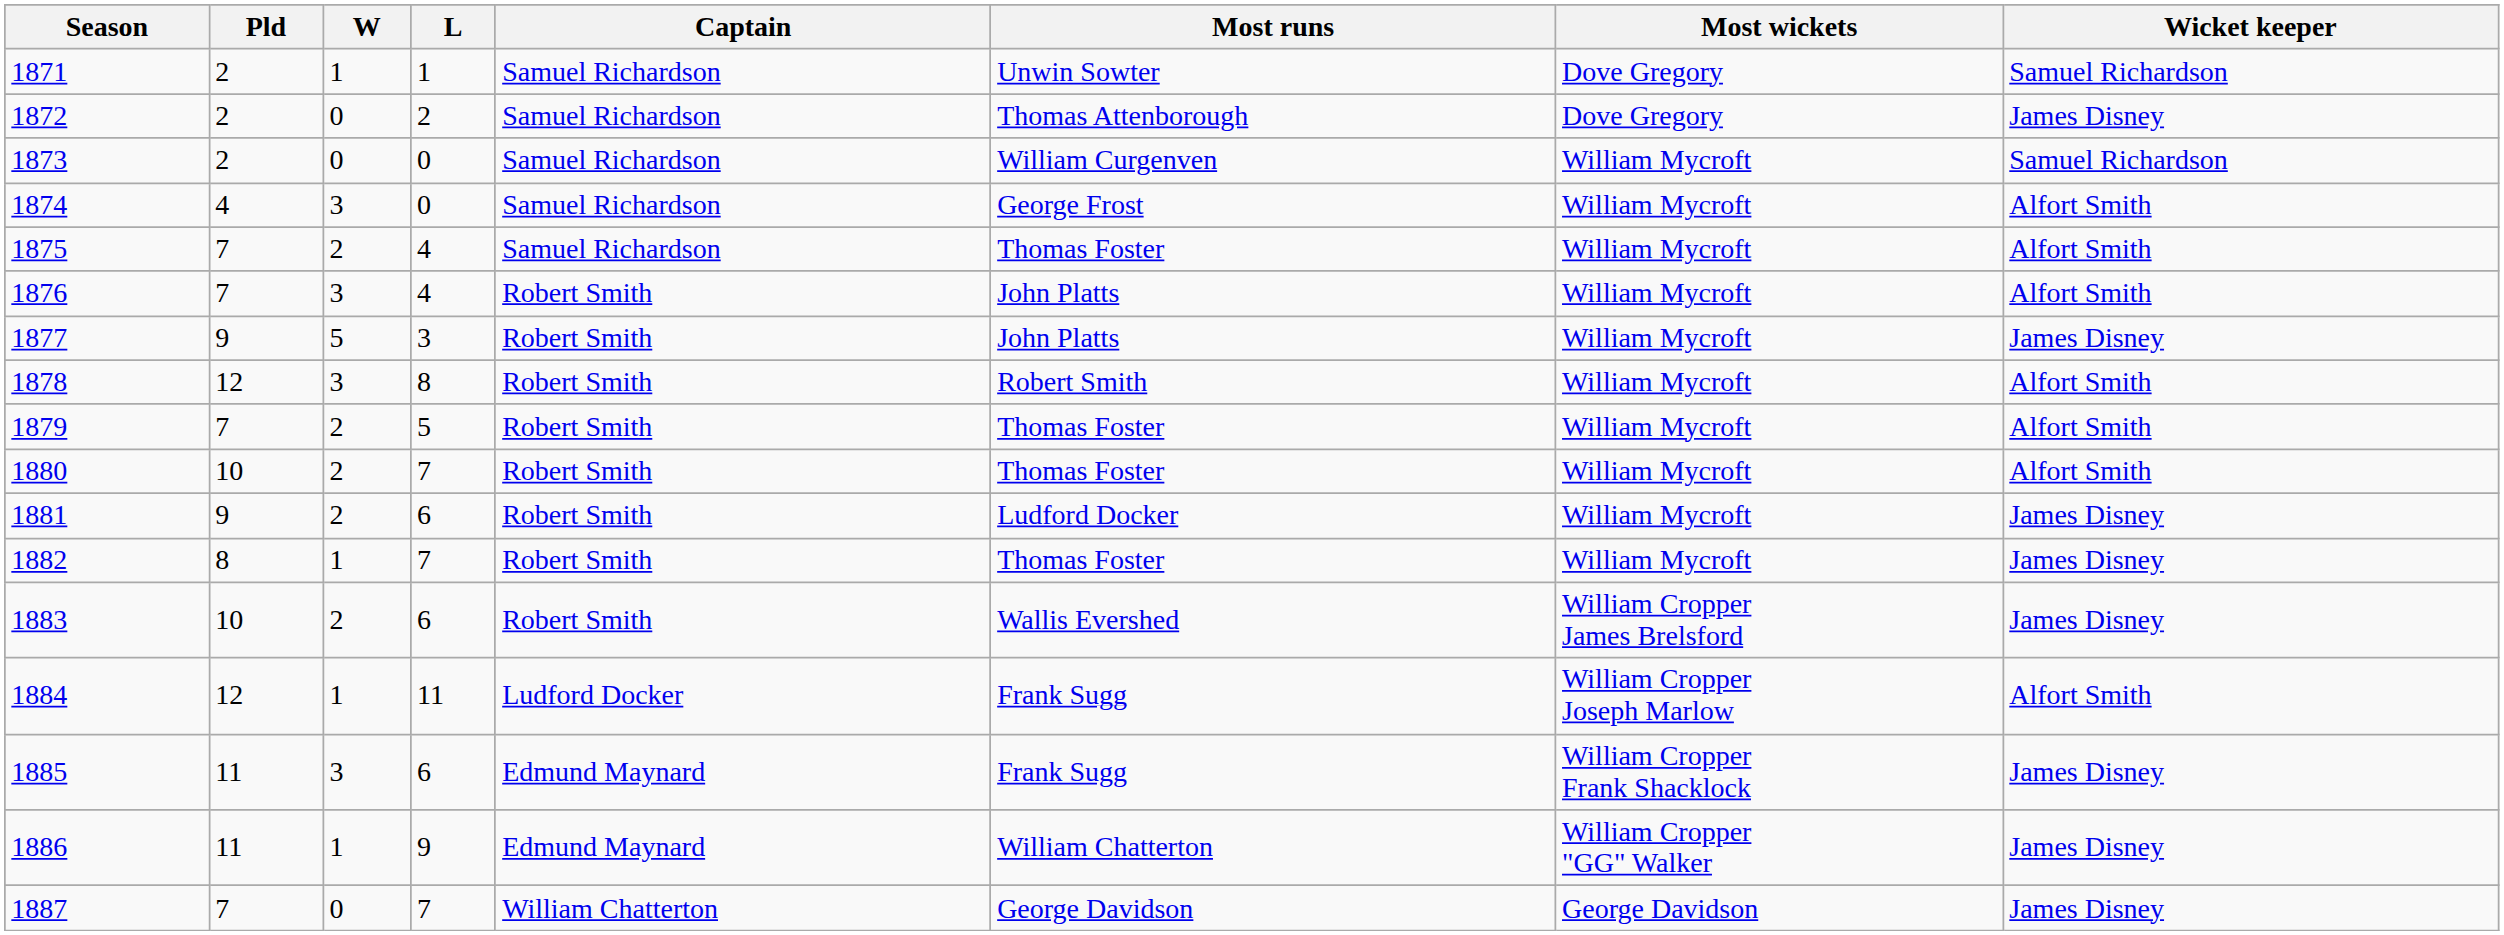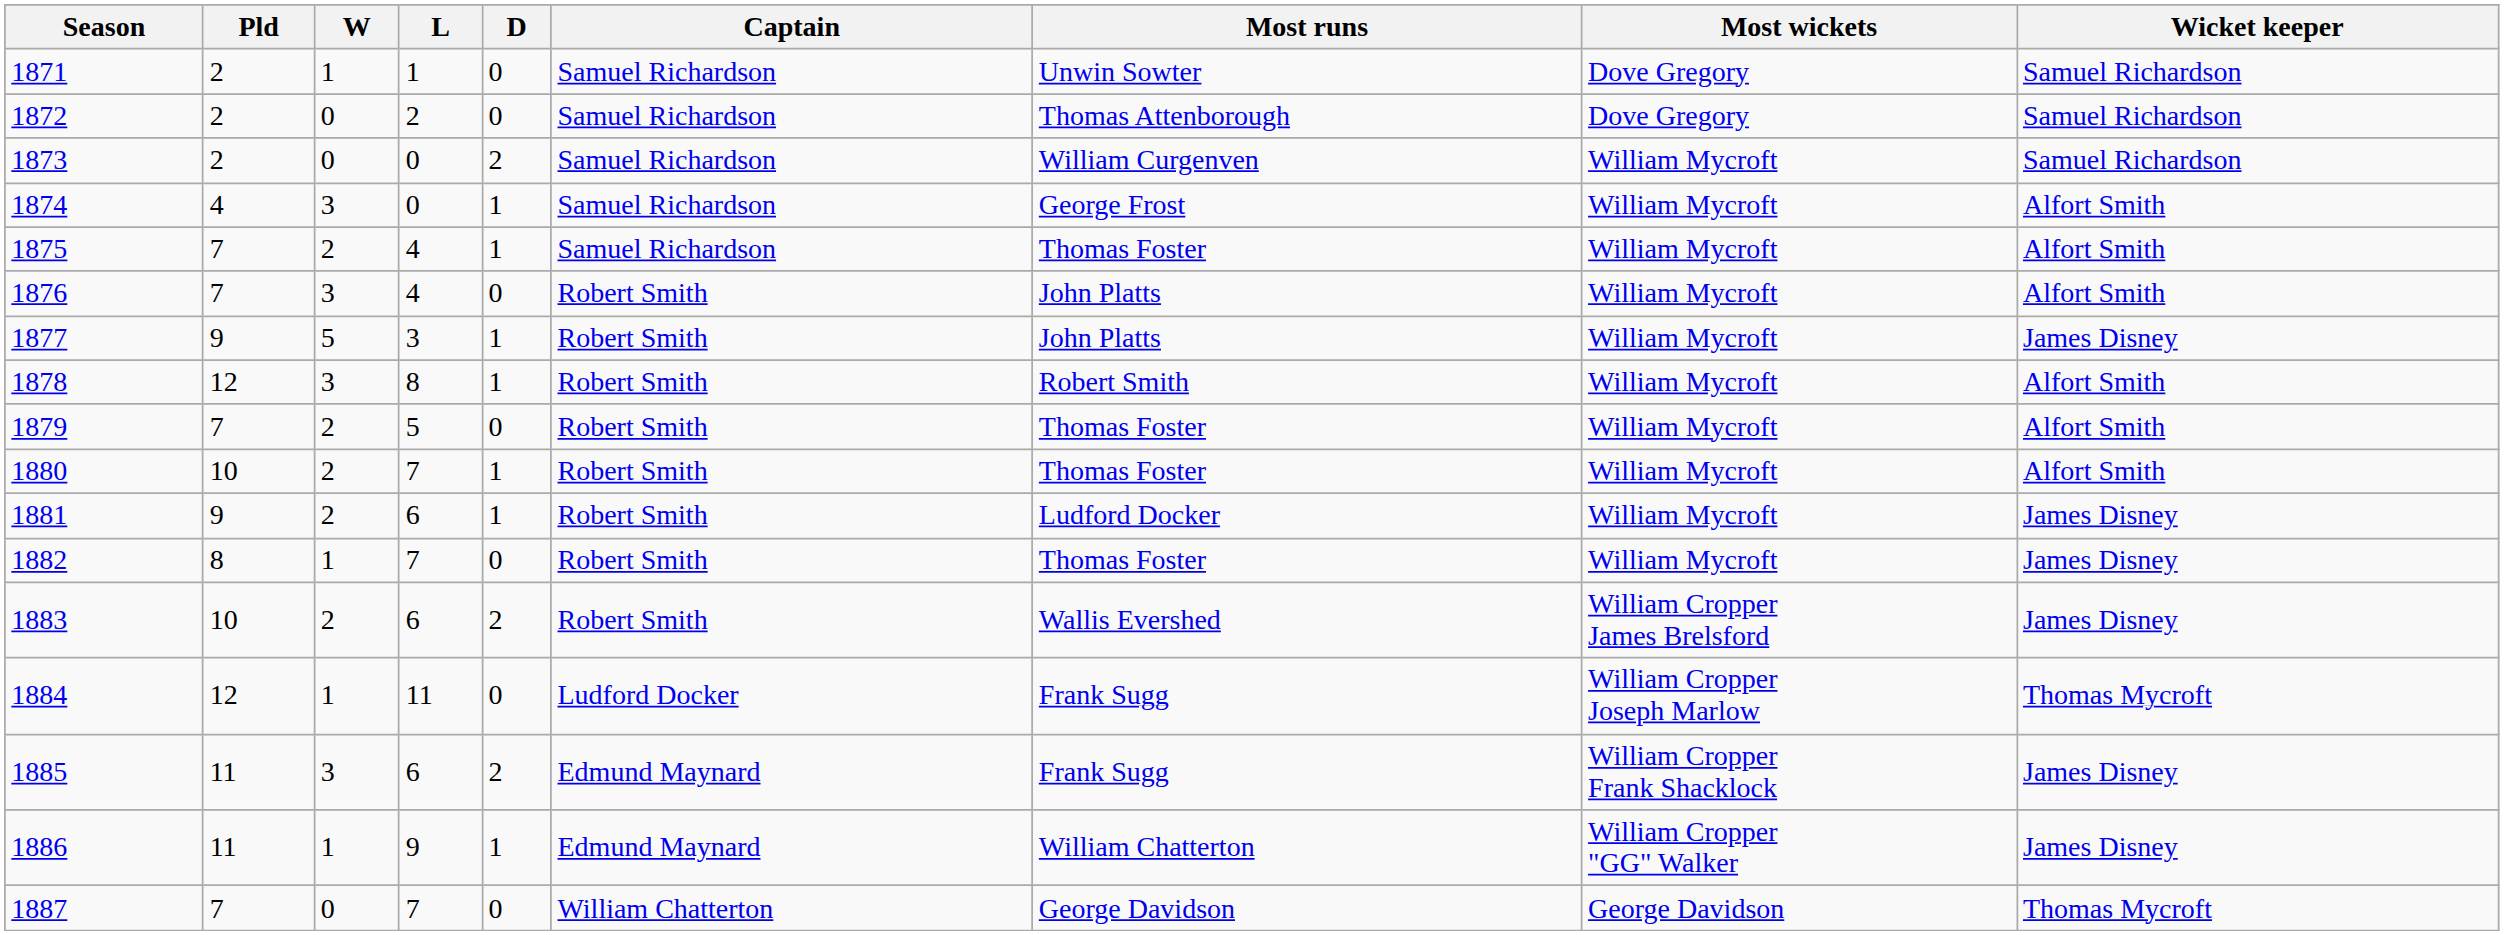+ column: (517, 26)
(2087, 115) James Disney -> (2132, 115) Samuel Richardson
(2080, 695) Alfort Smith -> (2117, 695) Thomas Mycroft
(2087, 907) James Disney -> (2117, 907) Thomas Mycroft
